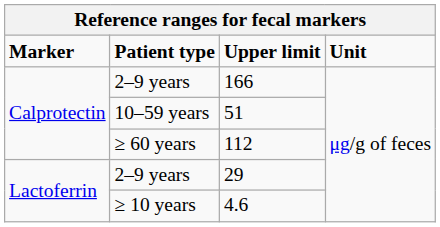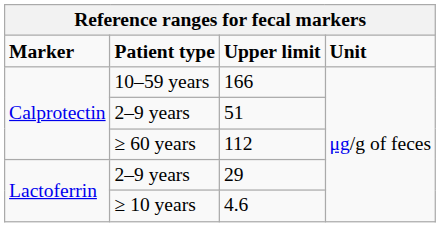(152, 81) 2–9 years -> (162, 81) 10–59 years
(162, 112) 10–59 years -> (152, 112) 2–9 years
